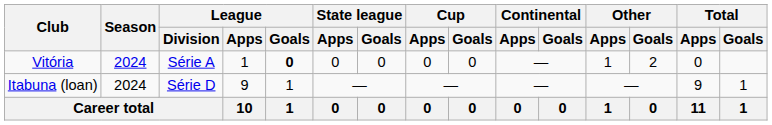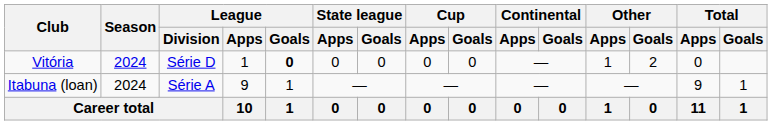(191, 62) Série A -> (191, 62) Série D
(191, 85) Série D -> (191, 85) Série A
